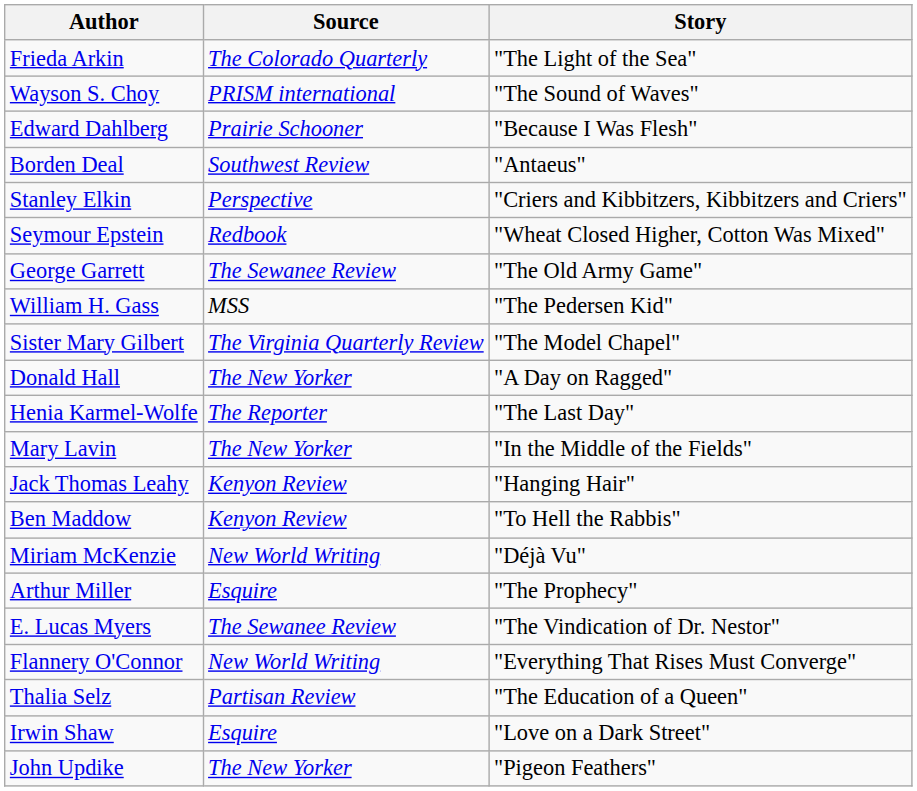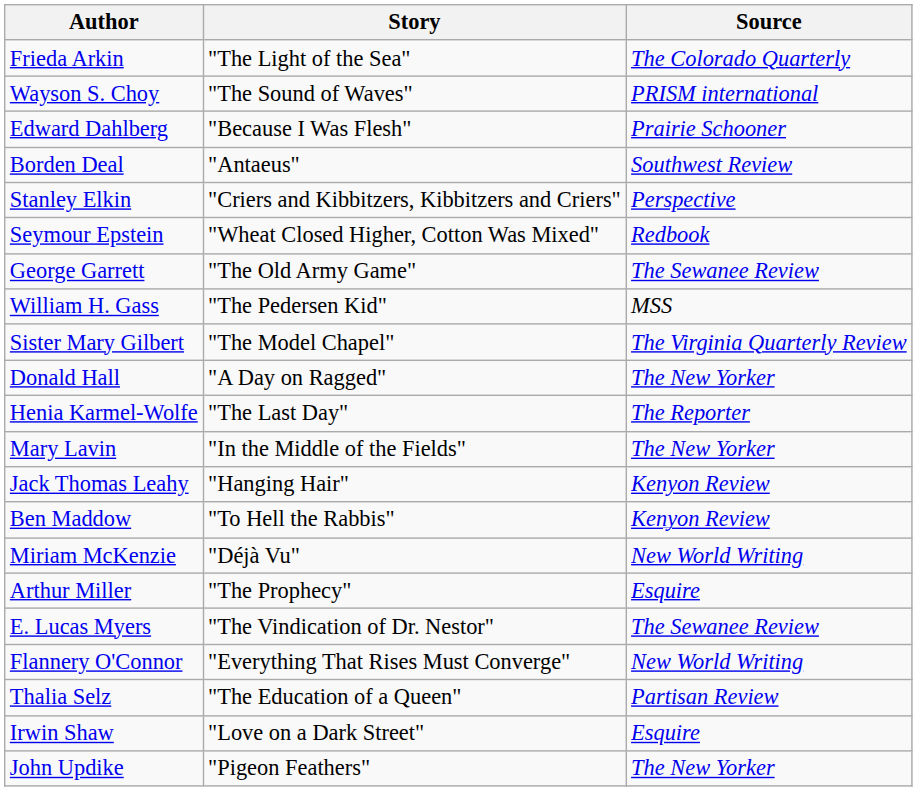columns swapped: (700, 22) <-> (346, 22)
